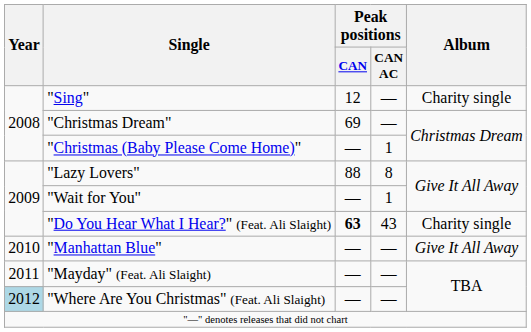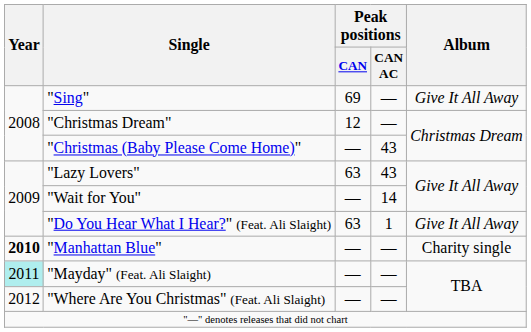(353, 97) 12 -> (353, 97) 69
(467, 97) Charity single -> (467, 97) Give It All Away
(353, 123) 69 -> (353, 123) 12
(389, 148) 1 -> (389, 148) 43
(353, 173) 88 -> (353, 173) 63
(389, 173) 8 -> (389, 173) 43
(389, 198) 1 -> (389, 198) 14
(353, 223) bold -> (353, 223) normal
(389, 223) 43 -> (389, 223) 1
(467, 223) Charity single -> (467, 223) Give It All Away
(24, 248) normal -> (24, 248) bold
(467, 248) Give It All Away -> (467, 248) Charity single
(24, 273) no background -> (24, 273) paleturquoise background
(24, 298) lightblue background -> (24, 298) no background
